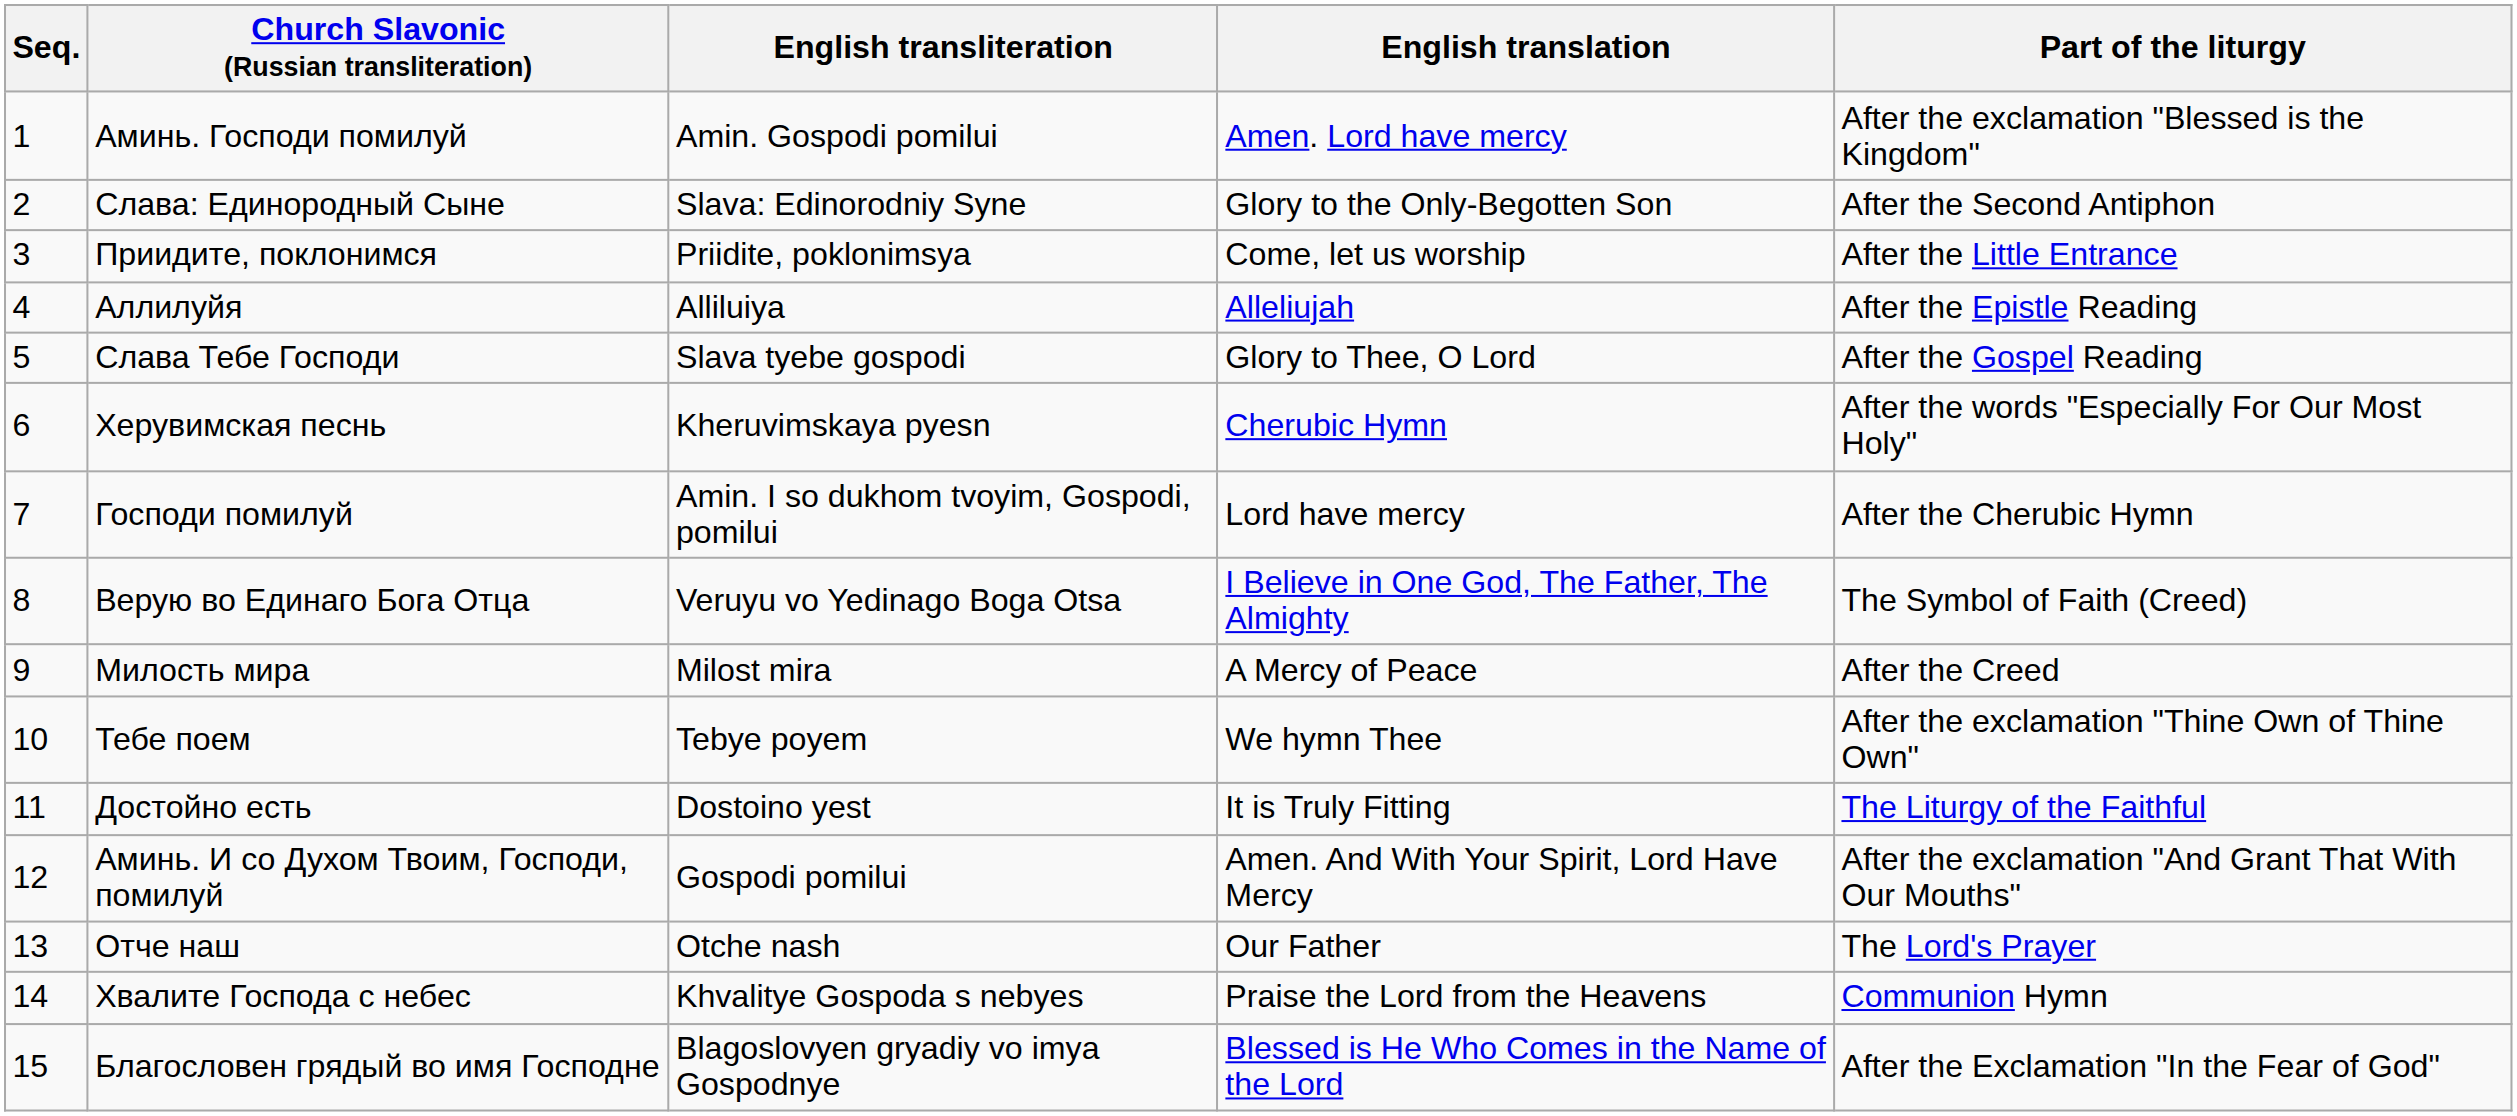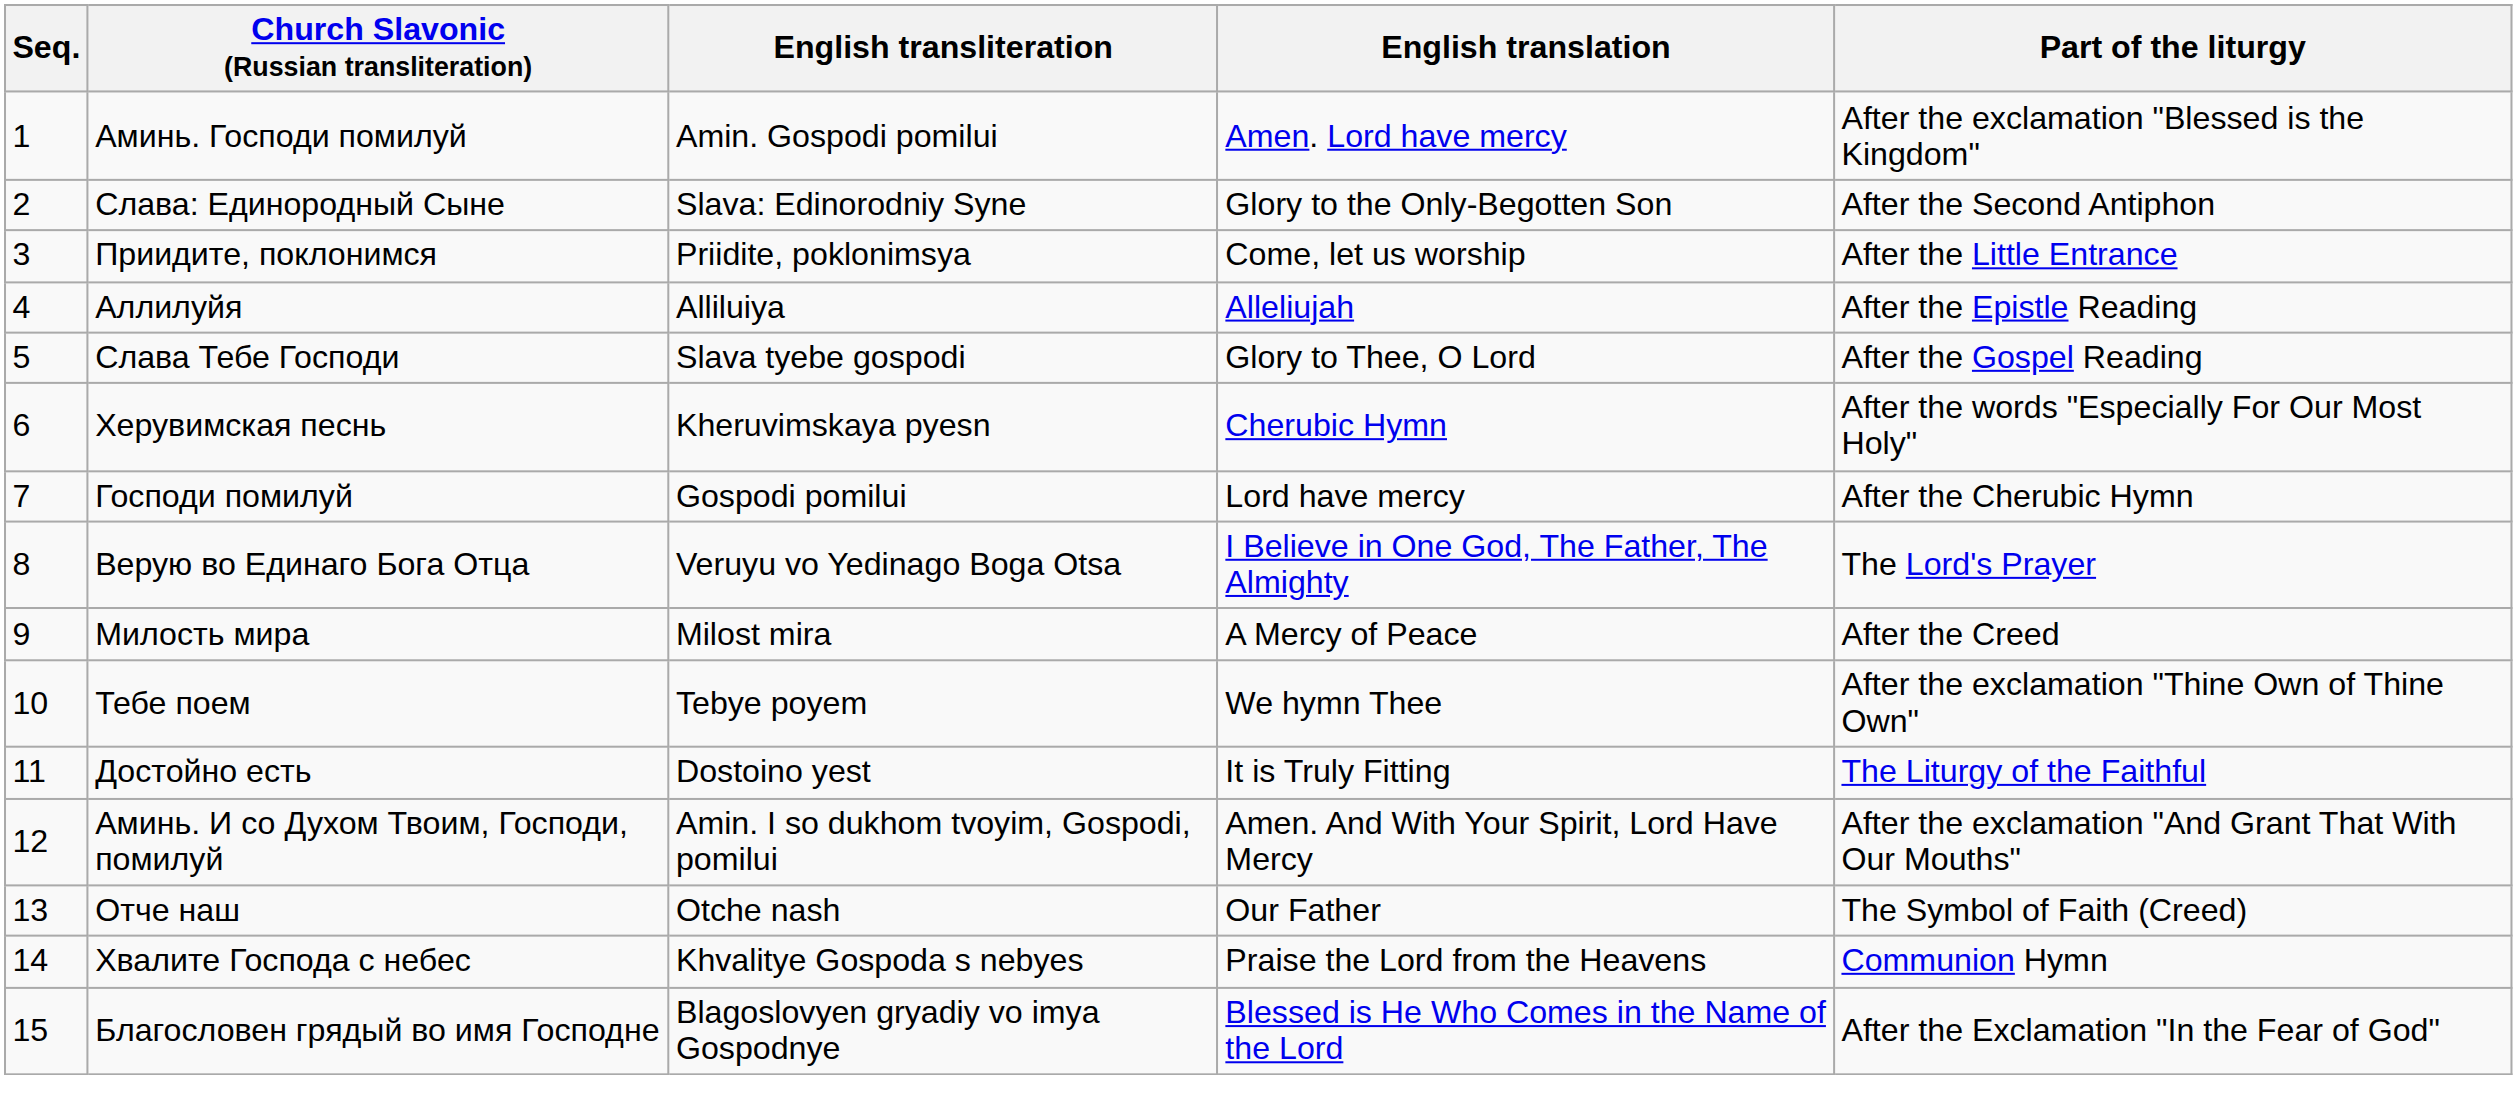(933, 513) Amin. I so dukhom tvoyim, Gospodi, pomilui -> (791, 495) Gospodi pomilui
(2044, 600) The Symbol of Faith (Creed) -> (1969, 564) The Lord's Prayer
(791, 877) Gospodi pomilui -> (933, 841) Amin. I so dukhom tvoyim, Gospodi, pomilui
(1969, 946) The Lord's Prayer -> (2044, 910) The Symbol of Faith (Creed)
